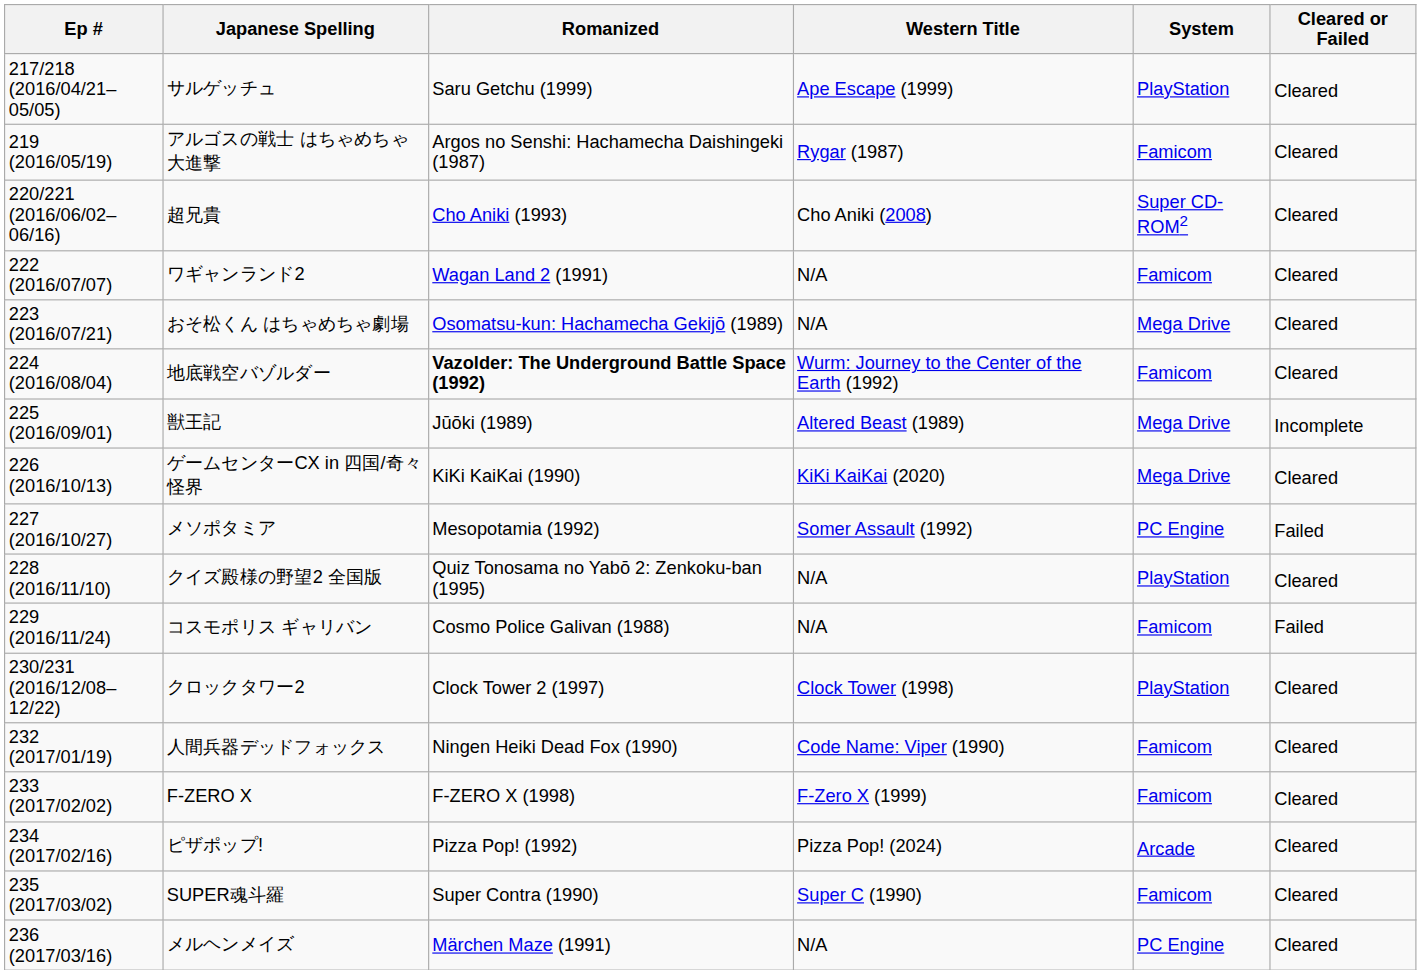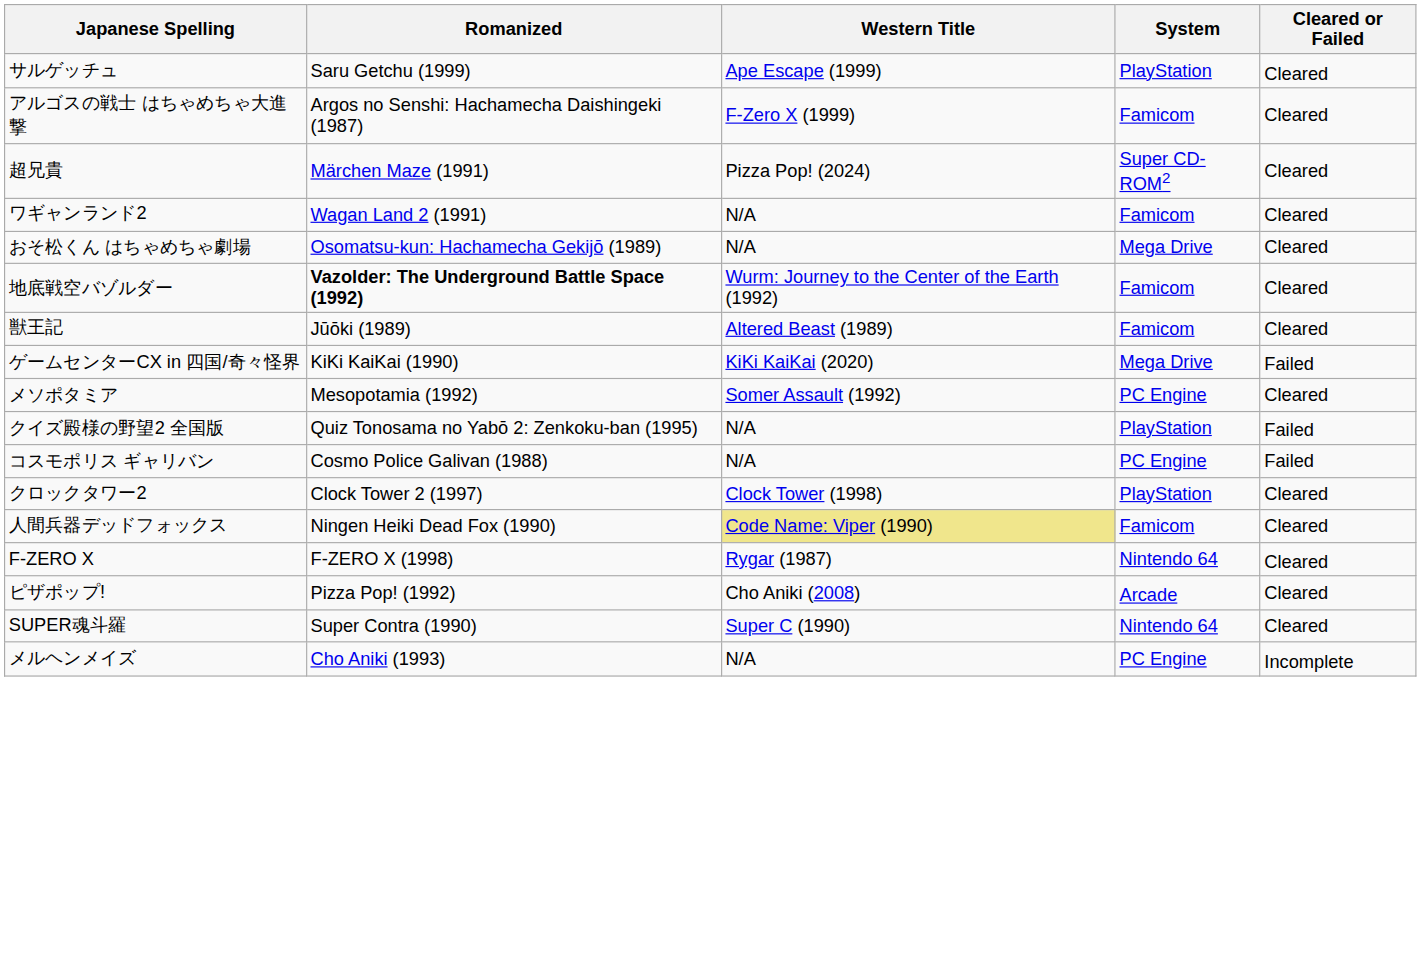- column: (84, 29)
(850, 152) Rygar (1987) -> (790, 115) F-Zero X (1999)
(500, 215) Cho Aniki (1993) -> (400, 171) Märchen Maze (1991)
(865, 215) Cho Aniki (2008) -> (798, 171) Pizza Pop! (2024)
(1184, 423) Mega Drive -> (1157, 328) Famicom
(1319, 425) Incomplete -> (1296, 328) Cleared
(1306, 478) Cleared -> (1289, 364) Failed
(1299, 531) Failed -> (1296, 395) Cleared
(1306, 580) Cleared -> (1289, 430) Failed
(1175, 627) Famicom -> (1163, 461) PC Engine
(901, 747) no background -> (829, 525) khaki background
(862, 796) F-Zero X (1999) -> (779, 559) Rygar (1987)
(1175, 796) Famicom -> (1169, 559) Nintendo 64
(870, 846) Pizza Pop! (2024) -> (793, 592) Cho Aniki (2008)
(1175, 895) Famicom -> (1169, 625) Nintendo 64
(522, 945) Märchen Maze (1991) -> (378, 659) Cho Aniki (1993)
(1306, 945) Cleared -> (1309, 661) Incomplete
